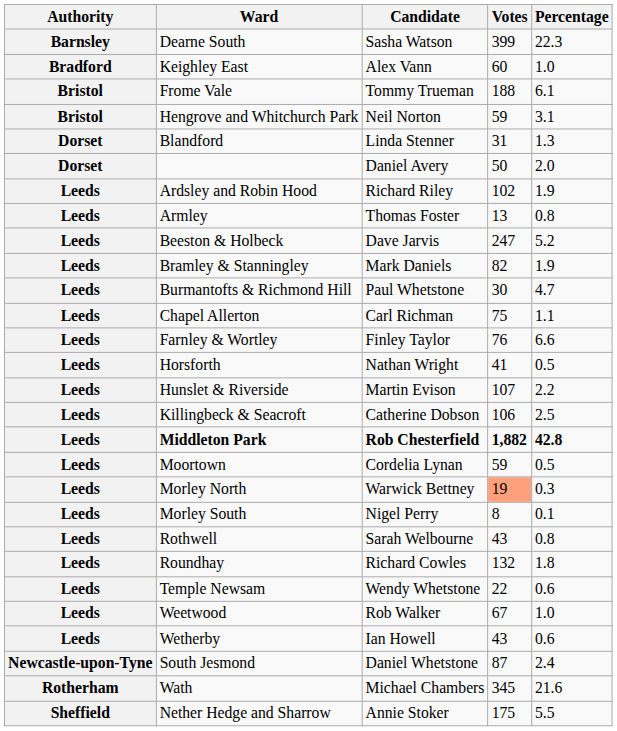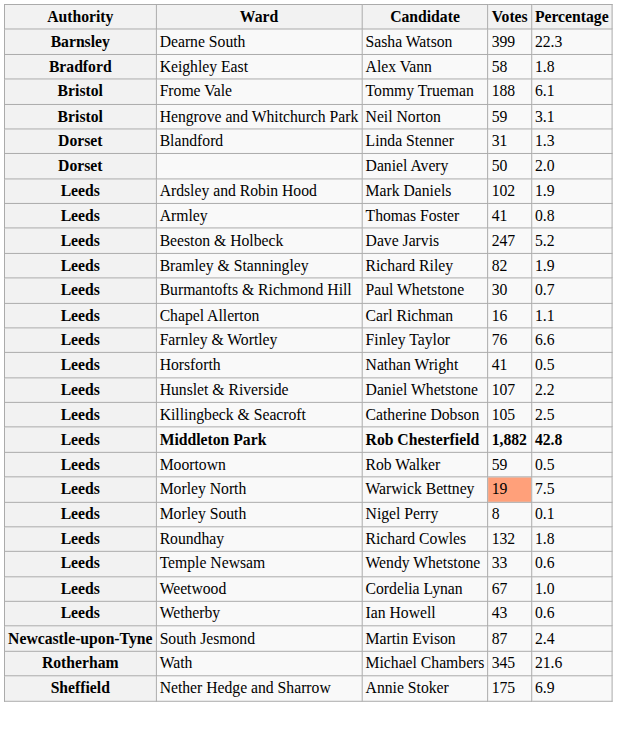(499, 66) 60 -> (499, 66) 58
(545, 66) 1.0 -> (545, 66) 1.8
(409, 191) Richard Riley -> (408, 191) Mark Daniels
(499, 215) 13 -> (499, 215) 41
(408, 265) Mark Daniels -> (409, 265) Richard Riley
(545, 290) 4.7 -> (545, 290) 0.7
(499, 315) 75 -> (499, 315) 16
(411, 389) Martin Evison -> (422, 389) Daniel Whetstone
(503, 414) 106 -> (503, 414) 105
(414, 464) Cordelia Lynan -> (403, 464) Rob Walker
(545, 489) 0.3 -> (545, 489) 7.5
- row: (188, 539)
(499, 588) 22 -> (499, 564) 33
(403, 613) Rob Walker -> (414, 588) Cordelia Lynan
(422, 663) Daniel Whetstone -> (411, 638) Martin Evison
(545, 713) 5.5 -> (545, 688) 6.9
